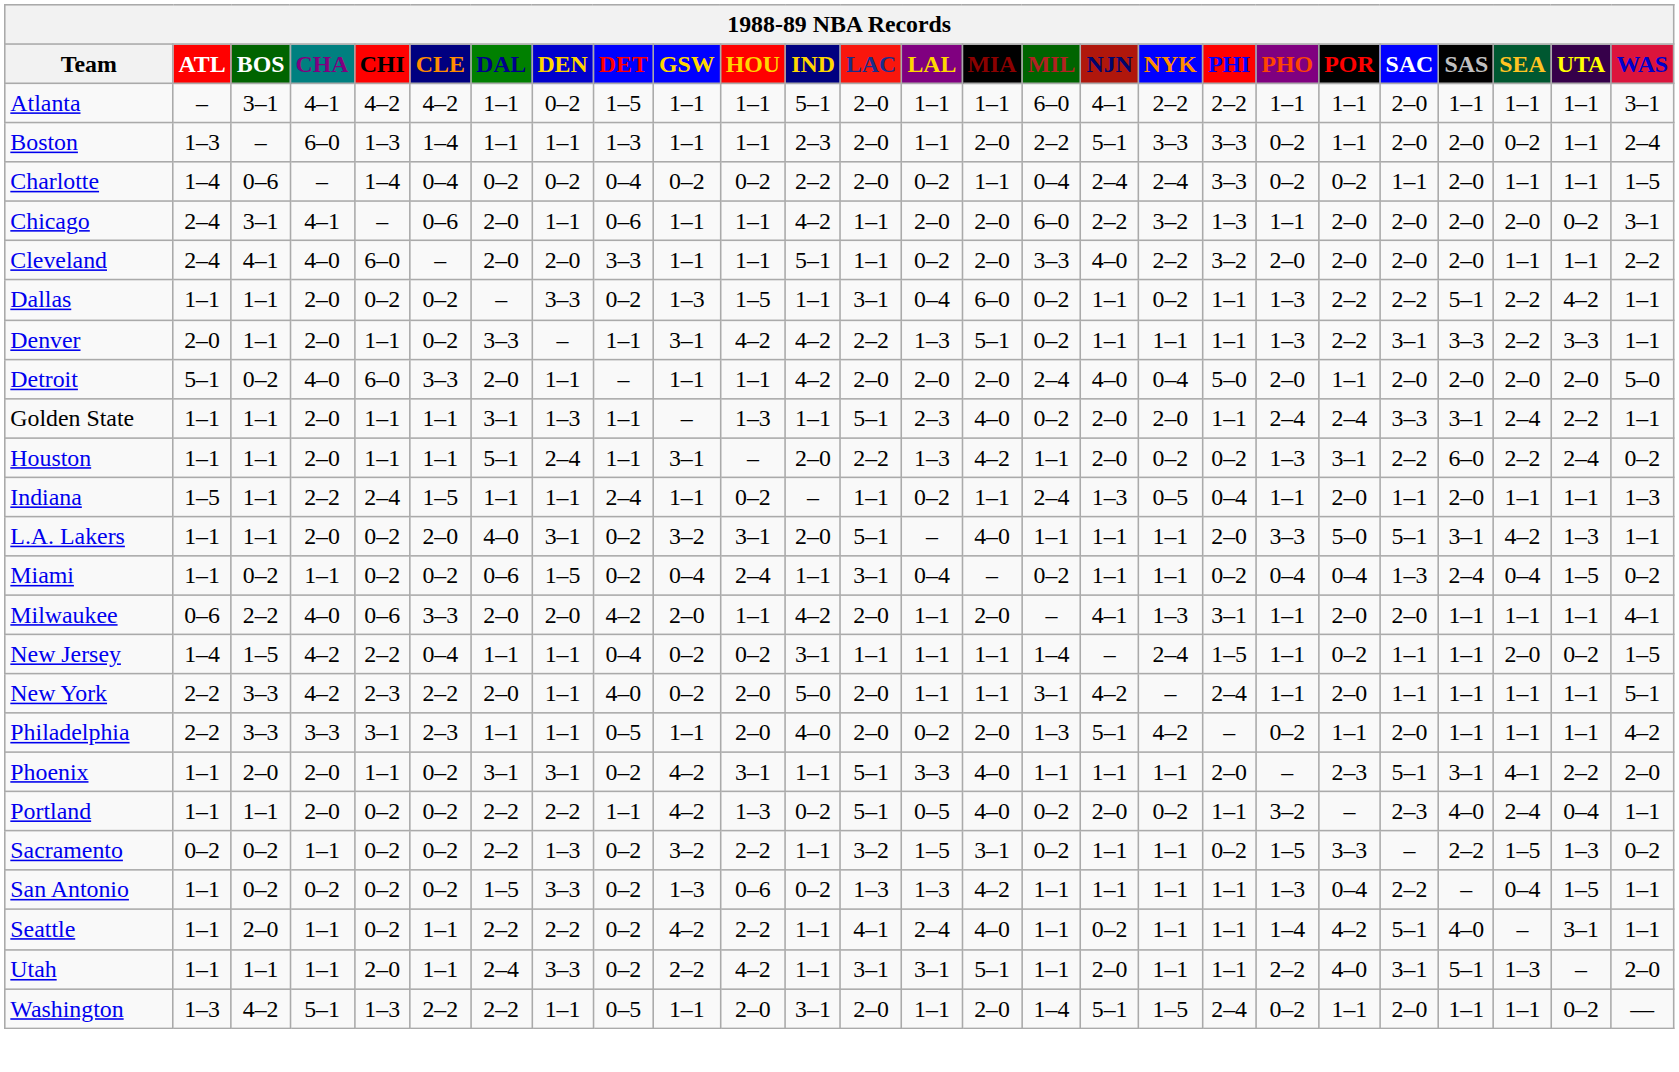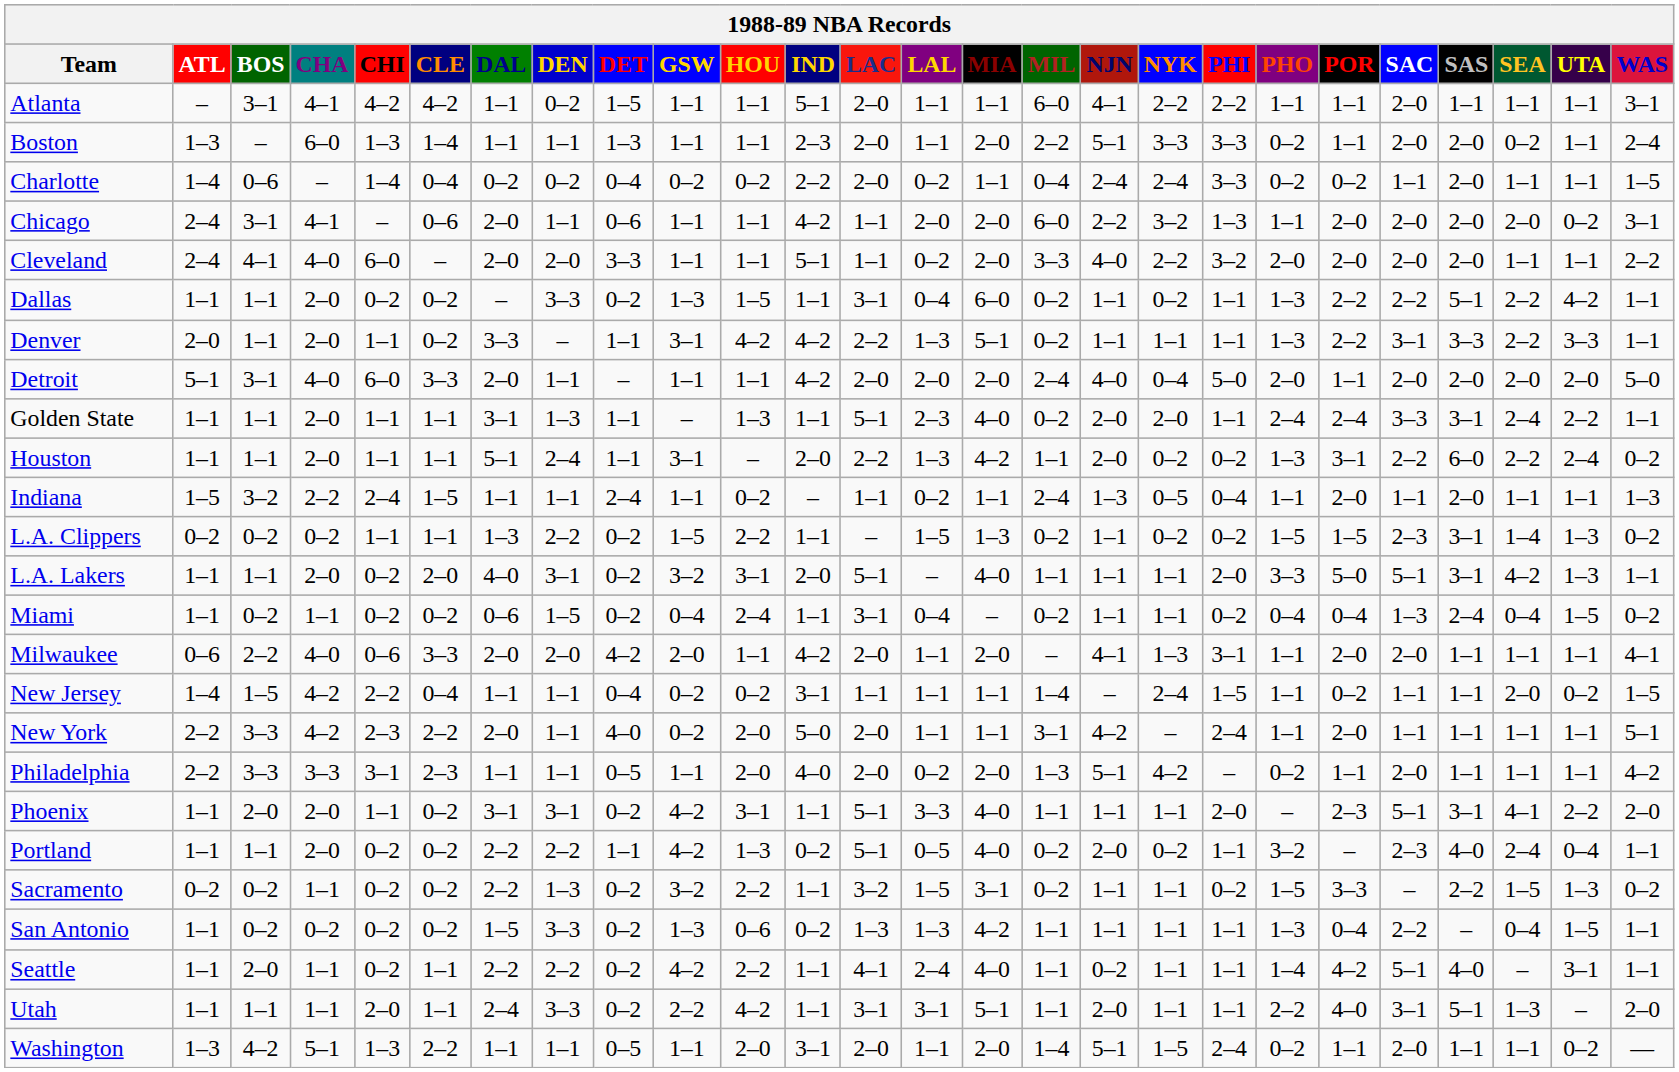(261, 378) 0–2 -> (261, 378) 3–1
(261, 496) 1–1 -> (261, 496) 3–2
+ row: (76, 535)
(501, 1008) 2–2 -> (501, 1047) 1–1
